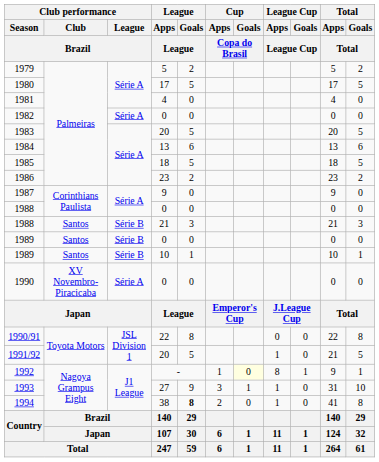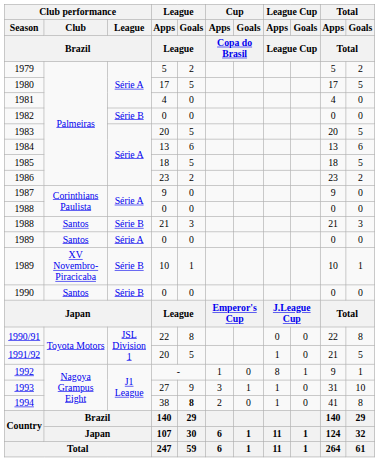(129, 116) Série A -> (129, 116) Série B
(129, 239) Série B -> (129, 239) Série A
(76, 255) Santos -> (76, 266) XV Novembro-Piracicaba
(76, 281) XV Novembro-Piracicaba -> (76, 292) Santos
(129, 281) Série A -> (129, 292) Série B
(249, 372) lightyellow background -> (249, 372) no background
